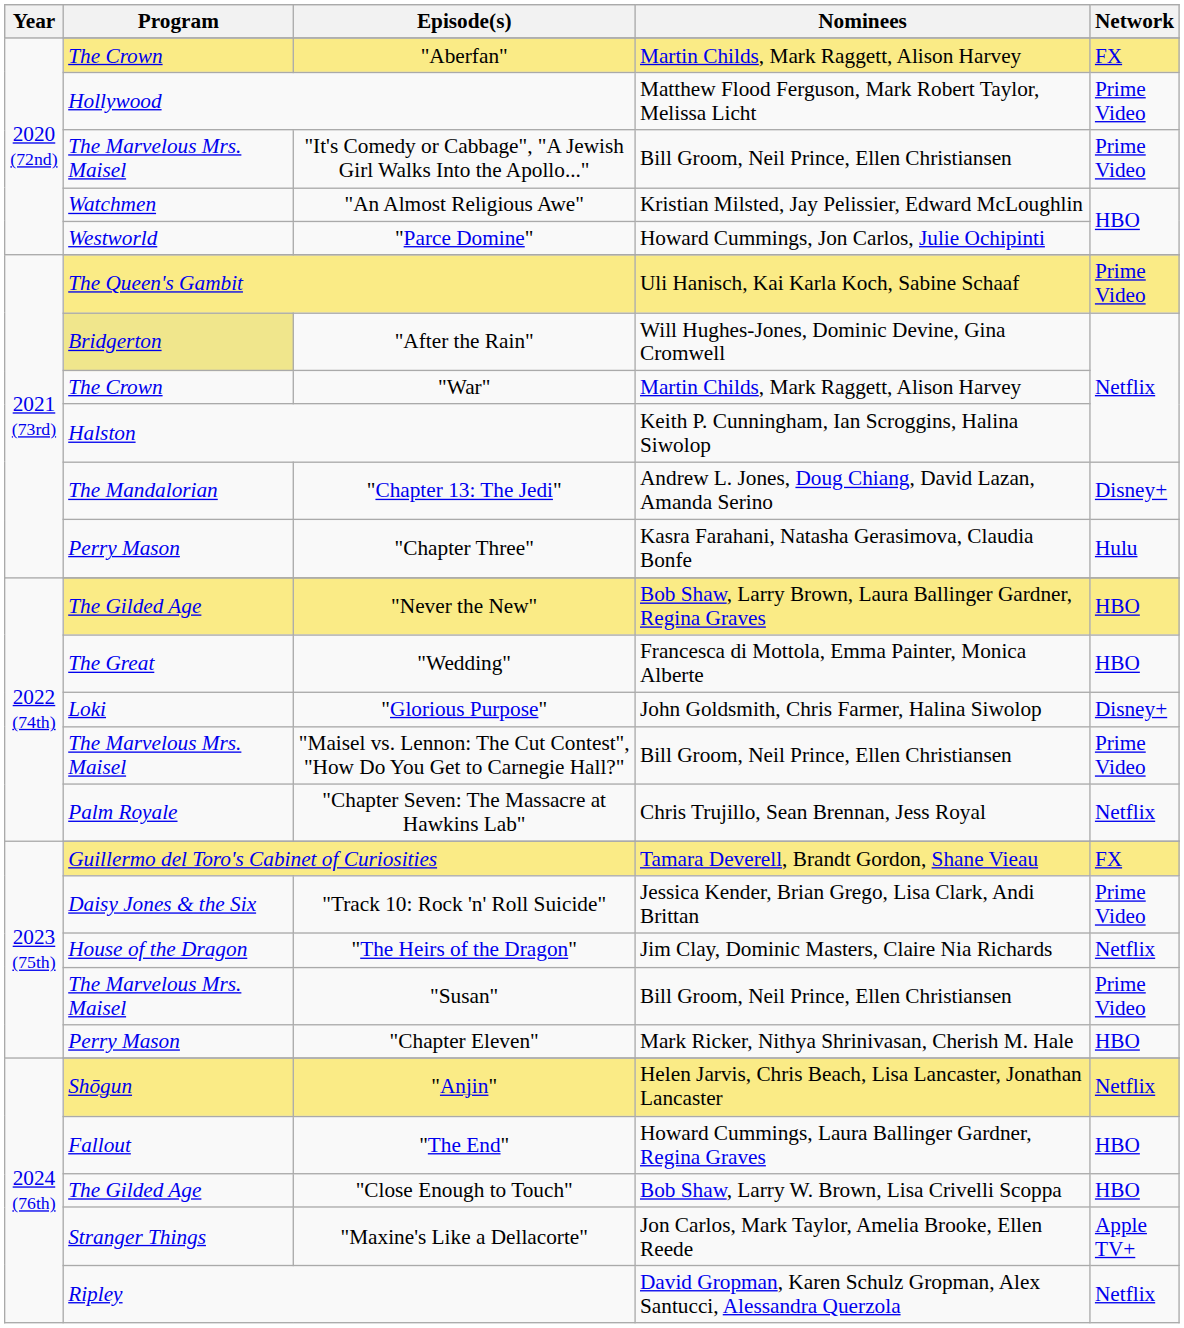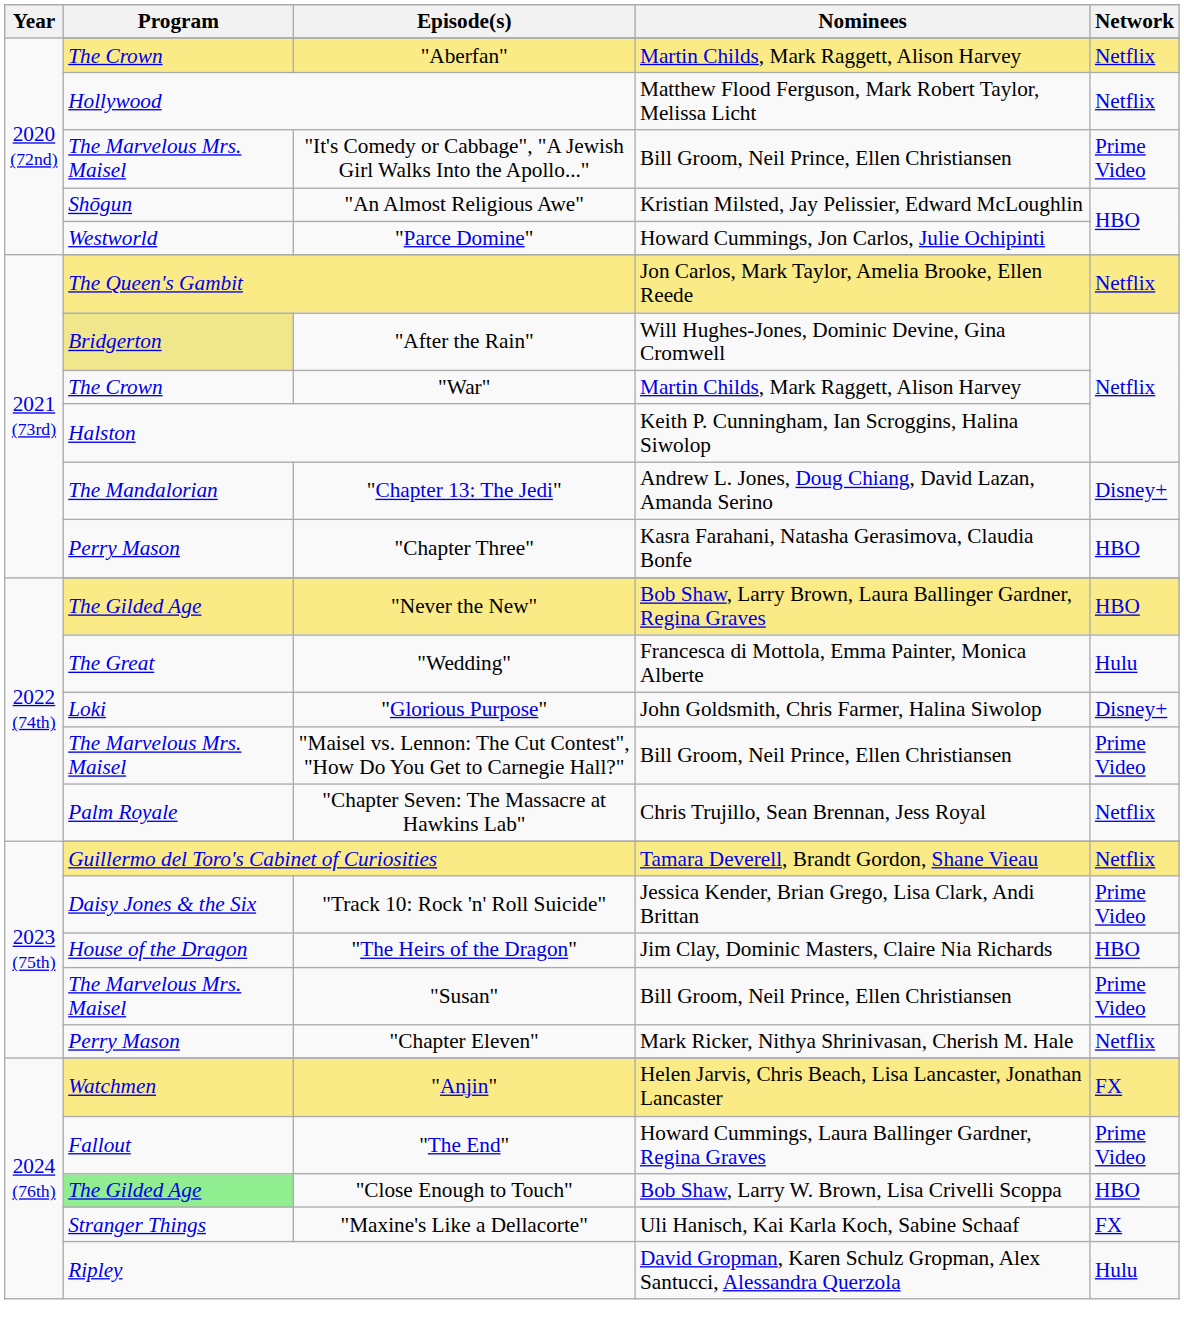(1109, 55) FX -> (1125, 55) Netflix
(1120, 100) Prime Video -> (1125, 100) Netflix
(112, 204) Watchmen -> (100, 204) Shōgun
(830, 283) Uli Hanisch, Kai Karla Koch, Sabine Schaaf -> (841, 283) Jon Carlos, Mark Taylor, Amelia Brooke, Ellen Reede
(1120, 283) Prime Video -> (1125, 283) Netflix
(1116, 548) Hulu -> (1117, 548) HBO
(1117, 663) HBO -> (1116, 663) Hulu
(1109, 858) FX -> (1125, 858) Netflix
(1125, 949) Netflix -> (1117, 949) HBO
(1117, 1041) HBO -> (1125, 1041) Netflix
(100, 1087) Shōgun -> (112, 1087) Watchmen
(1125, 1087) Netflix -> (1109, 1087) FX
(1117, 1144) HBO -> (1120, 1144) Prime Video
(135, 1190) no background -> (135, 1190) lightgreen background
(841, 1236) Jon Carlos, Mark Taylor, Amelia Brooke, Ellen Reede -> (830, 1224) Uli Hanisch, Kai Karla Koch, Sabine Schaaf
(1121, 1236) Apple TV+ -> (1109, 1224) FX
(1125, 1293) Netflix -> (1116, 1269) Hulu
